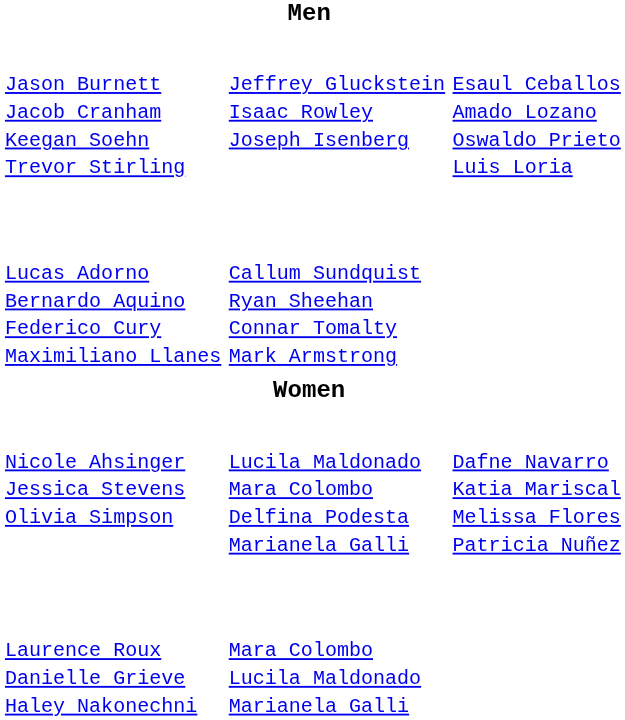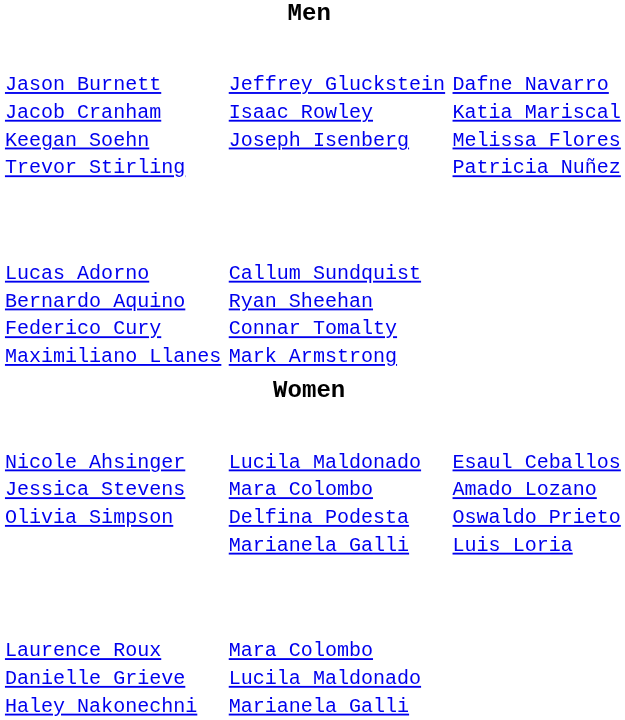(537, 126) Esaul Ceballos Amado Lozano Oswaldo Prieto Luis Loria -> (537, 126) Dafne Navarro Katia Mariscal Melissa Flores Patricia Nuñez
(537, 504) Dafne Navarro Katia Mariscal Melissa Flores Patricia Nuñez -> (537, 504) Esaul Ceballos Amado Lozano Oswaldo Prieto Luis Loria
